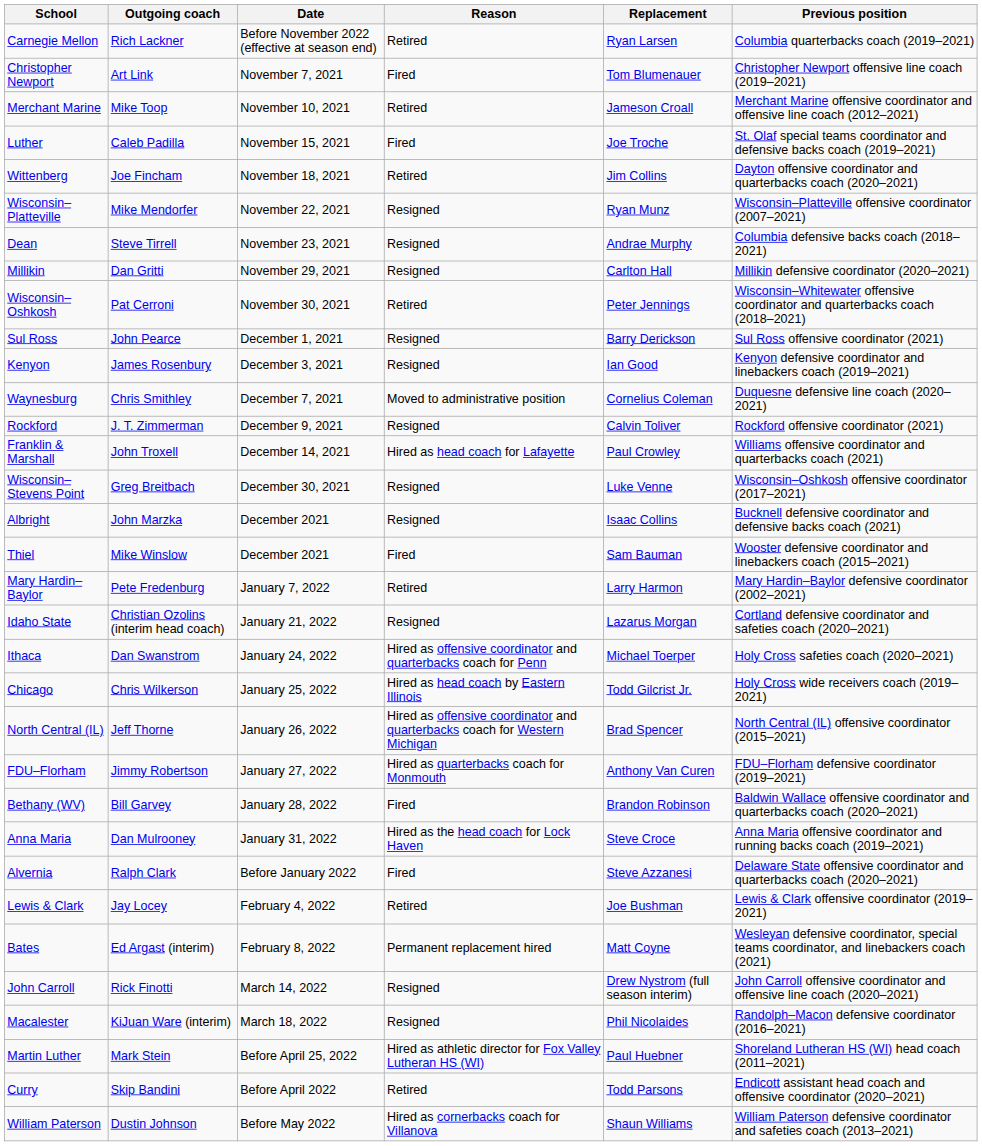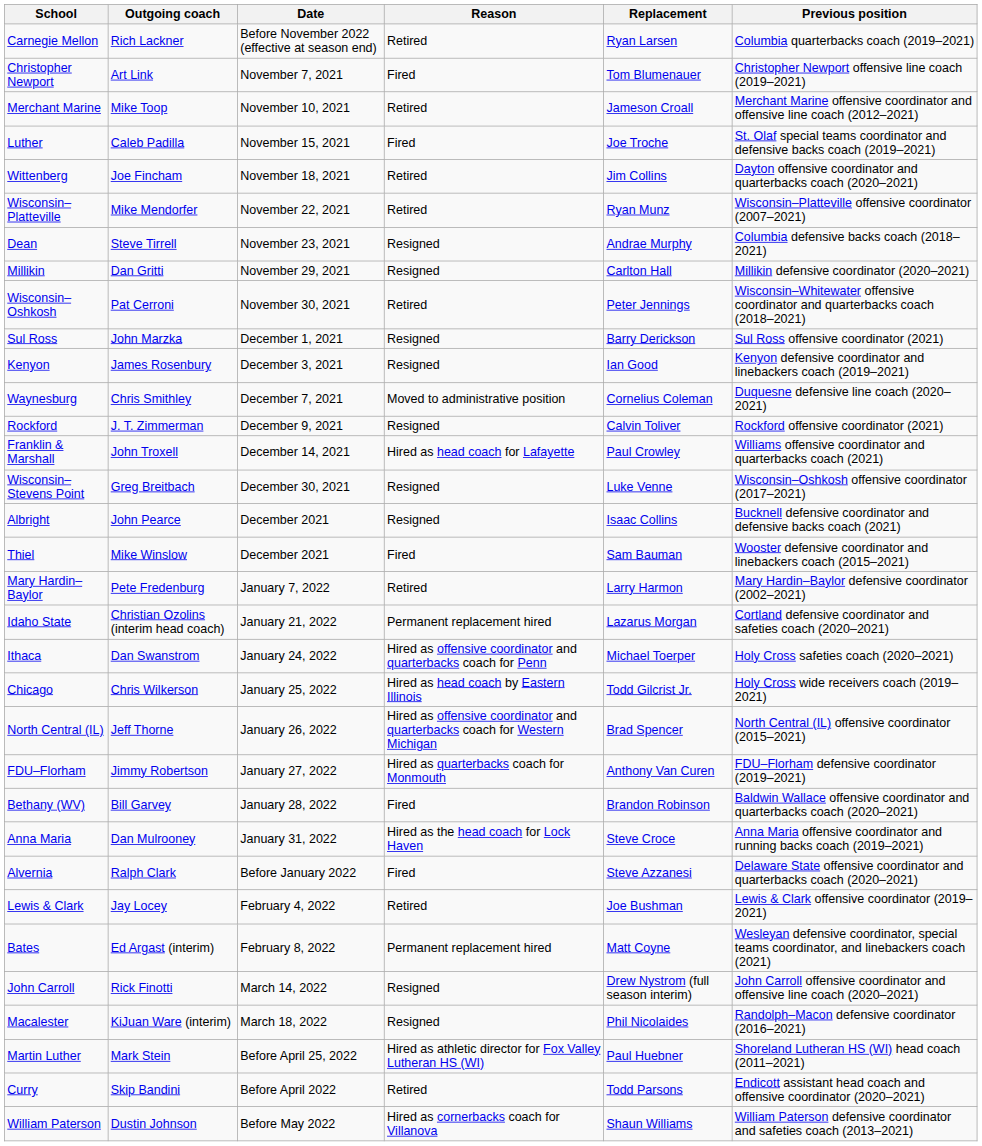(413, 210) Resigned -> (407, 210) Retired
(146, 338) John Pearce -> (146, 338) John Marzka
(146, 520) John Marzka -> (146, 520) John Pearce
(413, 622) Resigned -> (469, 622) Permanent replacement hired
